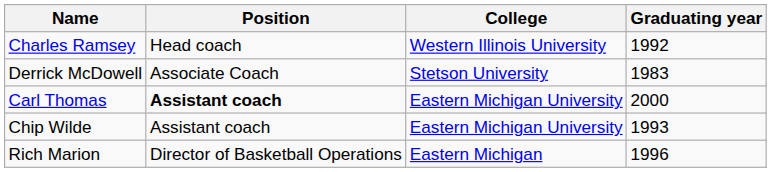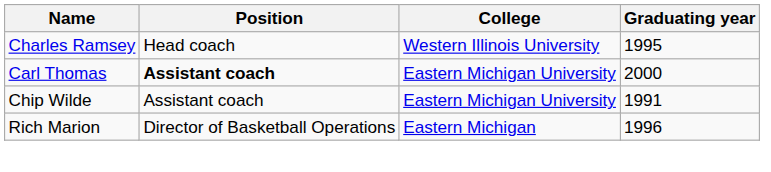(650, 46) 1992 -> (643, 46) 1995
- row: (75, 73)
(650, 127) 1993 -> (643, 100) 1991
